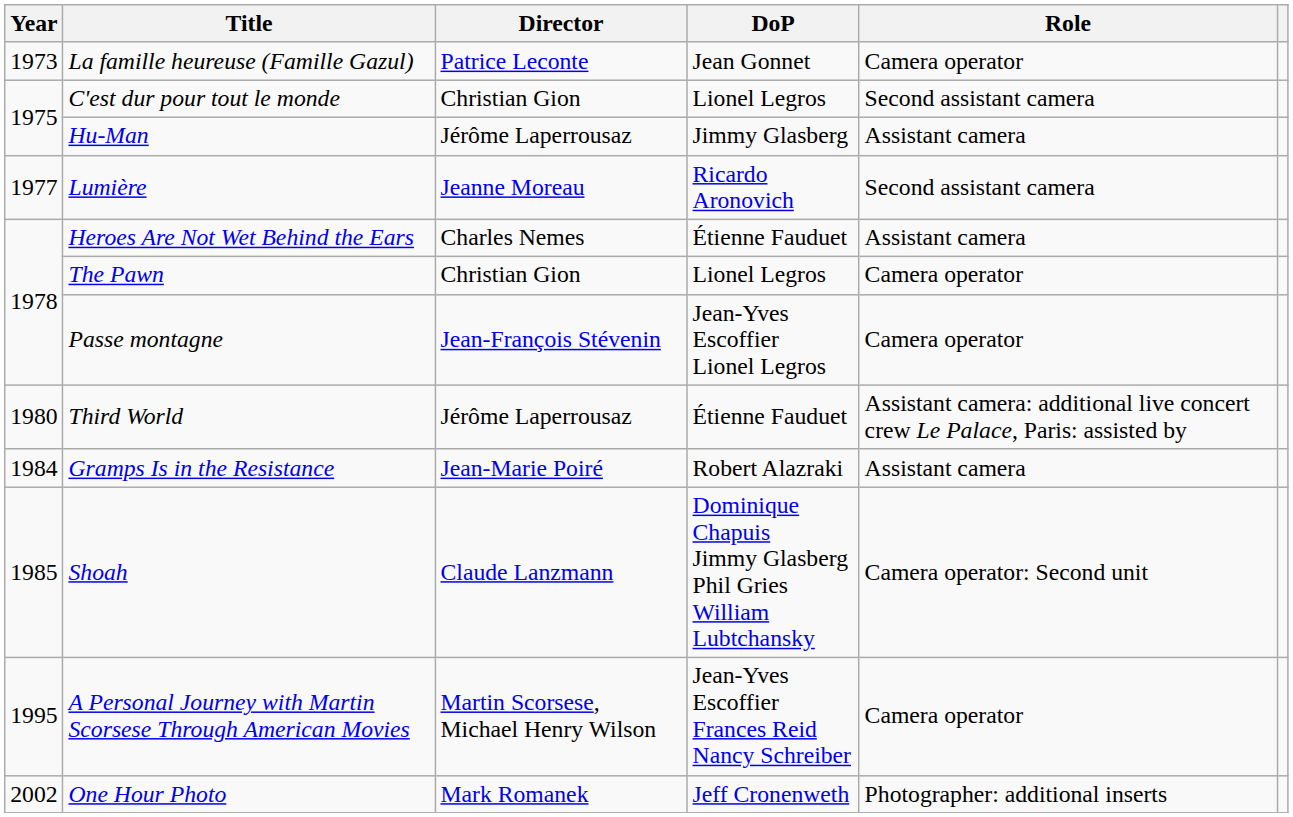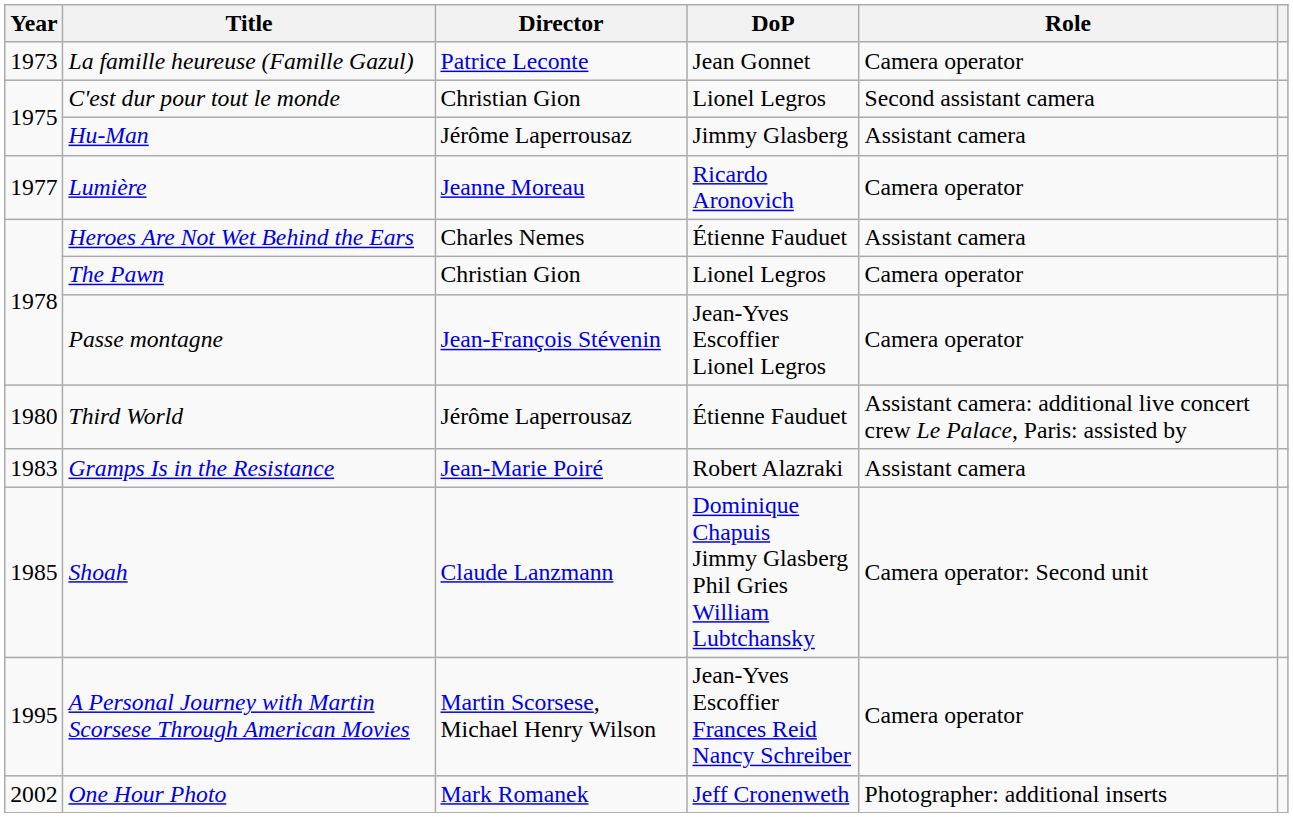(980, 186) Second assistant camera -> (944, 186) Camera operator
(34, 467) 1984 -> (34, 467) 1983
